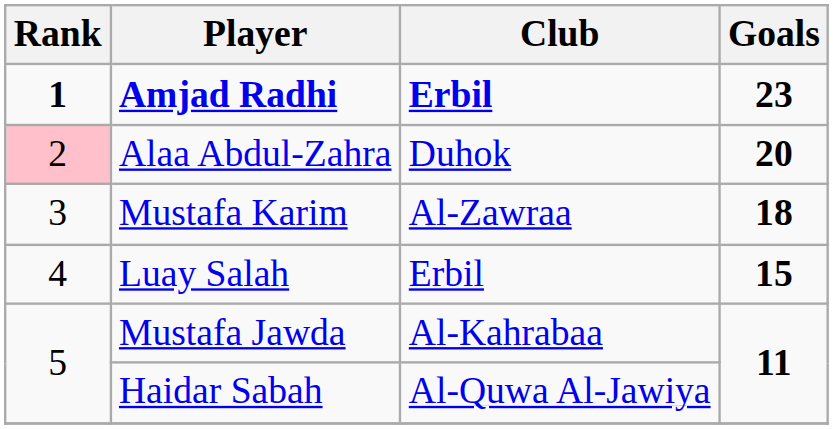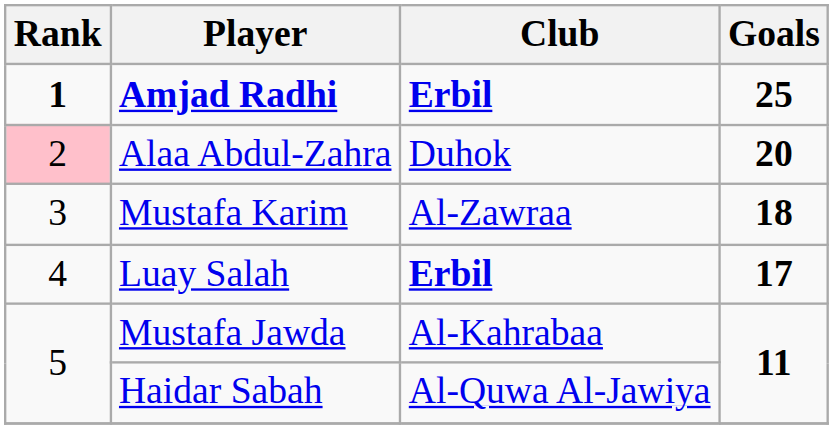(774, 93) 23 -> (774, 93) 25
(446, 272) normal -> (451, 272) bold
(774, 272) 15 -> (774, 272) 17
